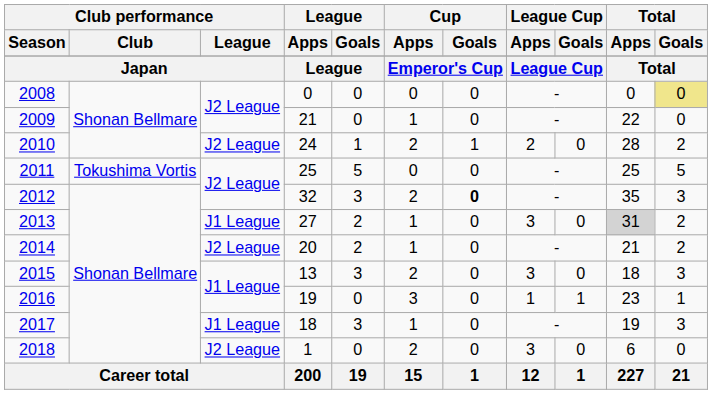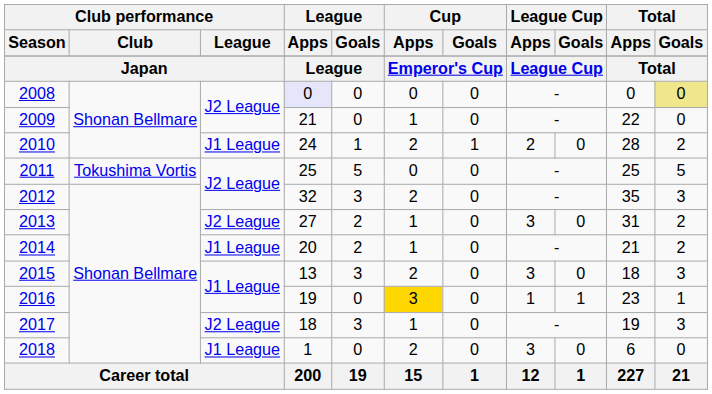(308, 94) no background -> (308, 94) lavender background
(242, 145) J2 League -> (242, 145) J1 League
(475, 196) bold -> (475, 196) normal
(242, 222) J1 League -> (242, 222) J2 League
(631, 222) lightgrey background -> (631, 222) no background
(242, 247) J2 League -> (242, 247) J1 League
(413, 299) no background -> (413, 299) gold background
(242, 324) J1 League -> (242, 324) J2 League
(242, 350) J2 League -> (242, 350) J1 League
